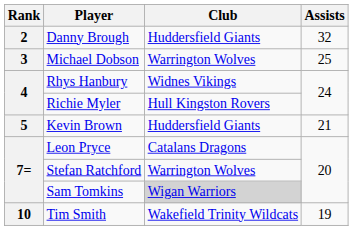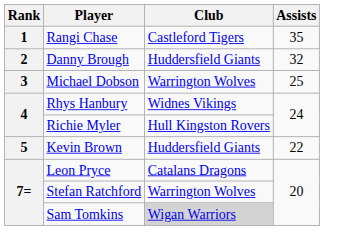+ row: (82, 37)
(325, 125) 21 -> (296, 147) 22
- row: (76, 214)
